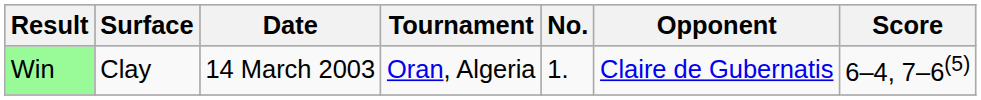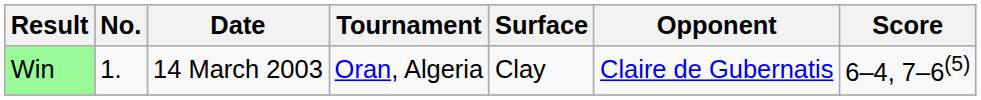columns swapped: (568, 24) <-> (147, 24)
